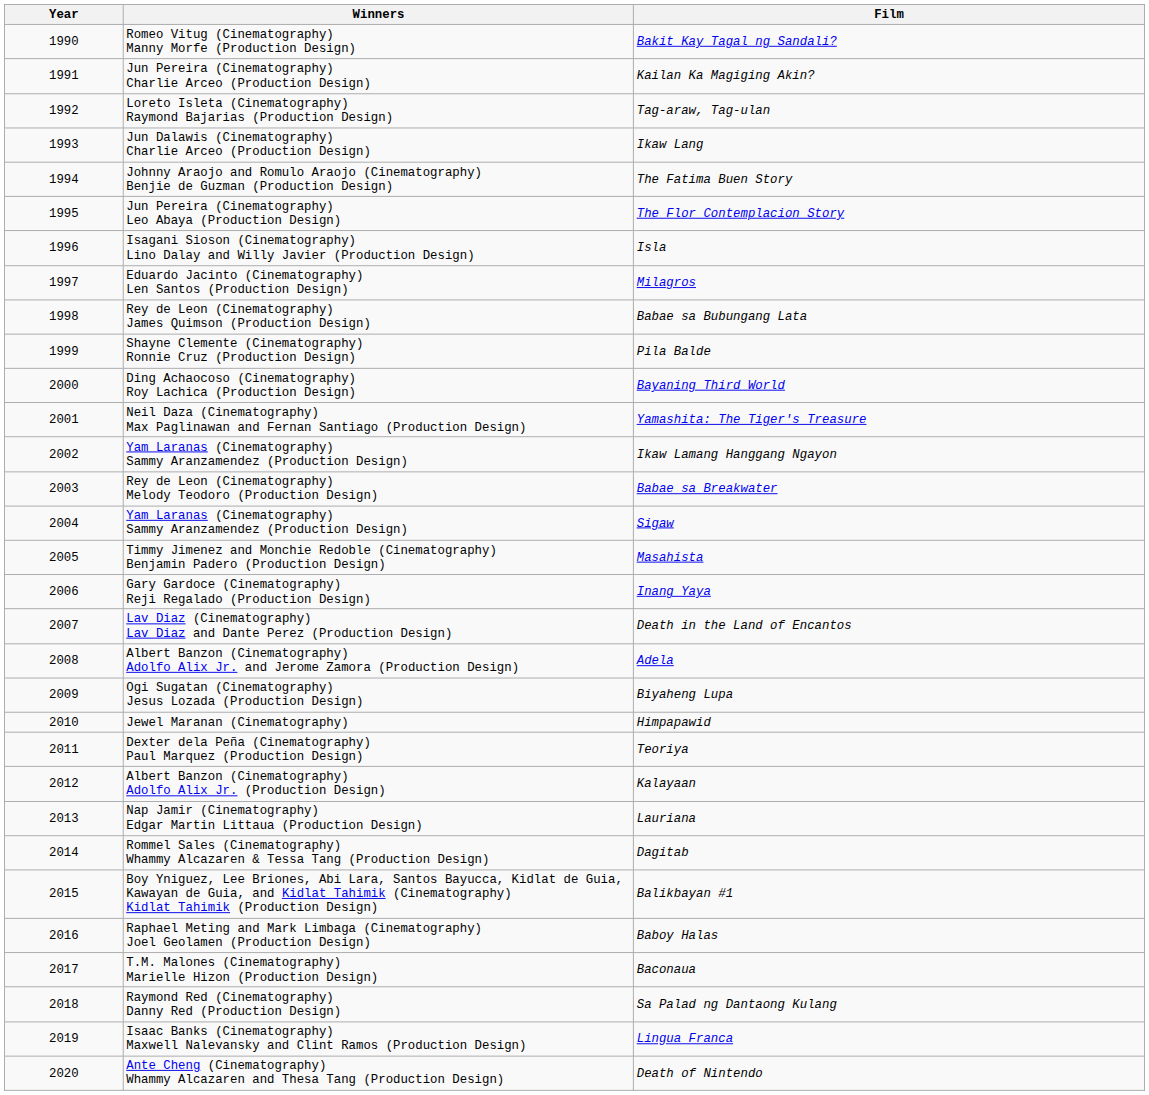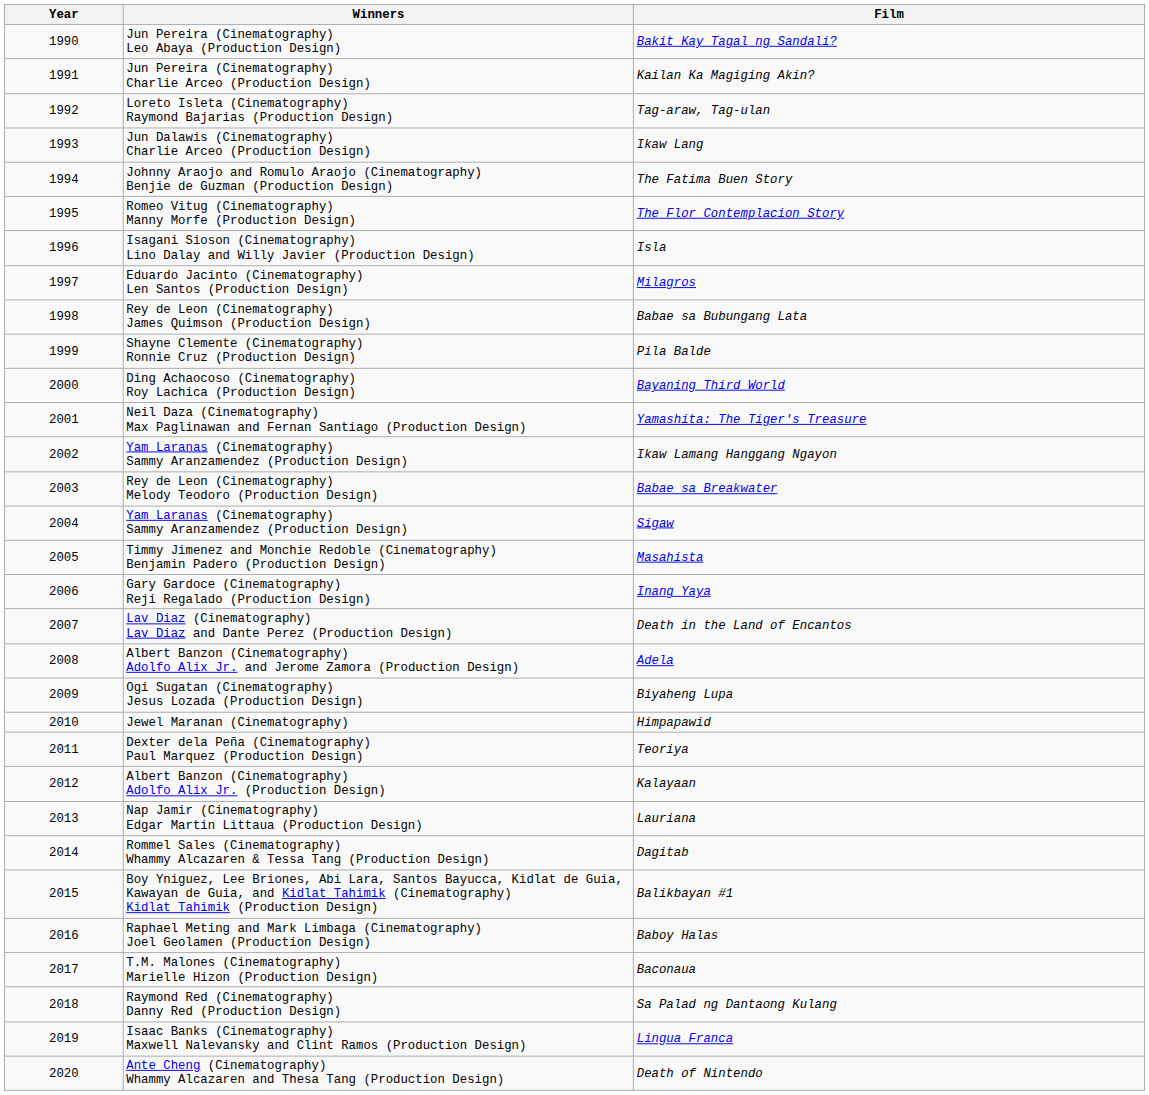(241, 42) Romeo Vitug (Cinematography) Manny Morfe (Production Design) -> (234, 42) Jun Pereira (Cinematography) Leo Abaya (Production Design)
(234, 214) Jun Pereira (Cinematography) Leo Abaya (Production Design) -> (241, 214) Romeo Vitug (Cinematography) Manny Morfe (Production Design)
